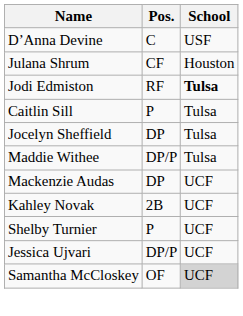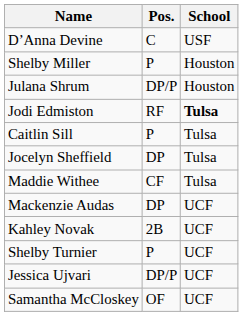+ row: (49, 63)
(155, 63) CF -> (161, 87) DP/P
(161, 157) DP/P -> (155, 181) CF
(199, 275) lightgrey background -> (199, 299) no background
